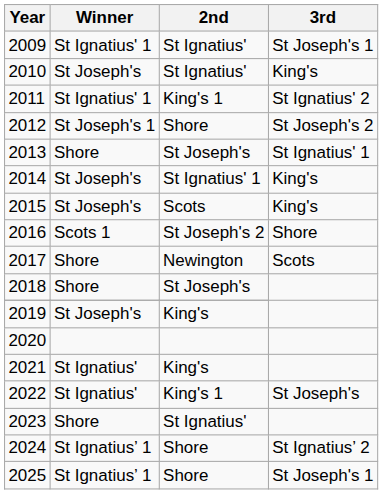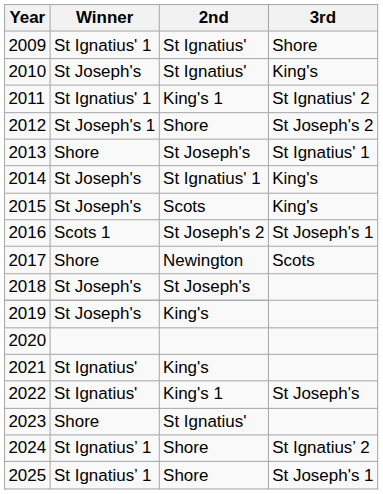(323, 44) St Joseph's 1 -> (295, 44) Shore
(295, 233) Shore -> (323, 233) St Joseph's 1
(77, 286) Shore -> (98, 286) St Joseph's
